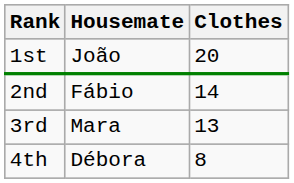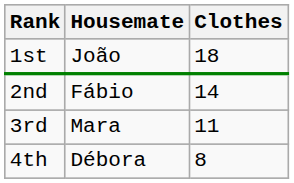(207, 56) 20 -> (207, 56) 18
(207, 127) 13 -> (207, 127) 11
